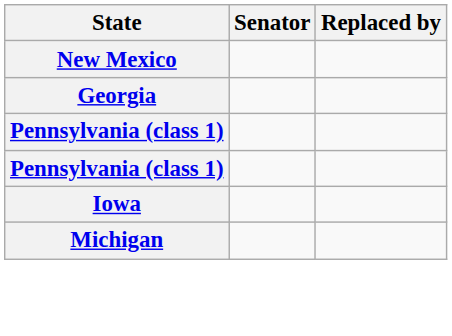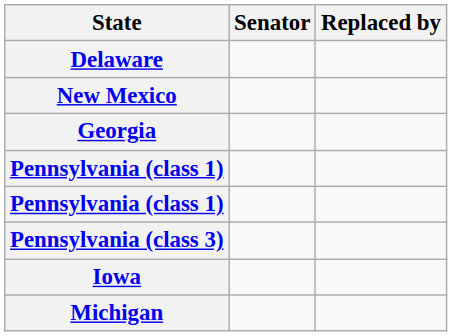+ row: (117, 58)
+ row: (117, 240)
